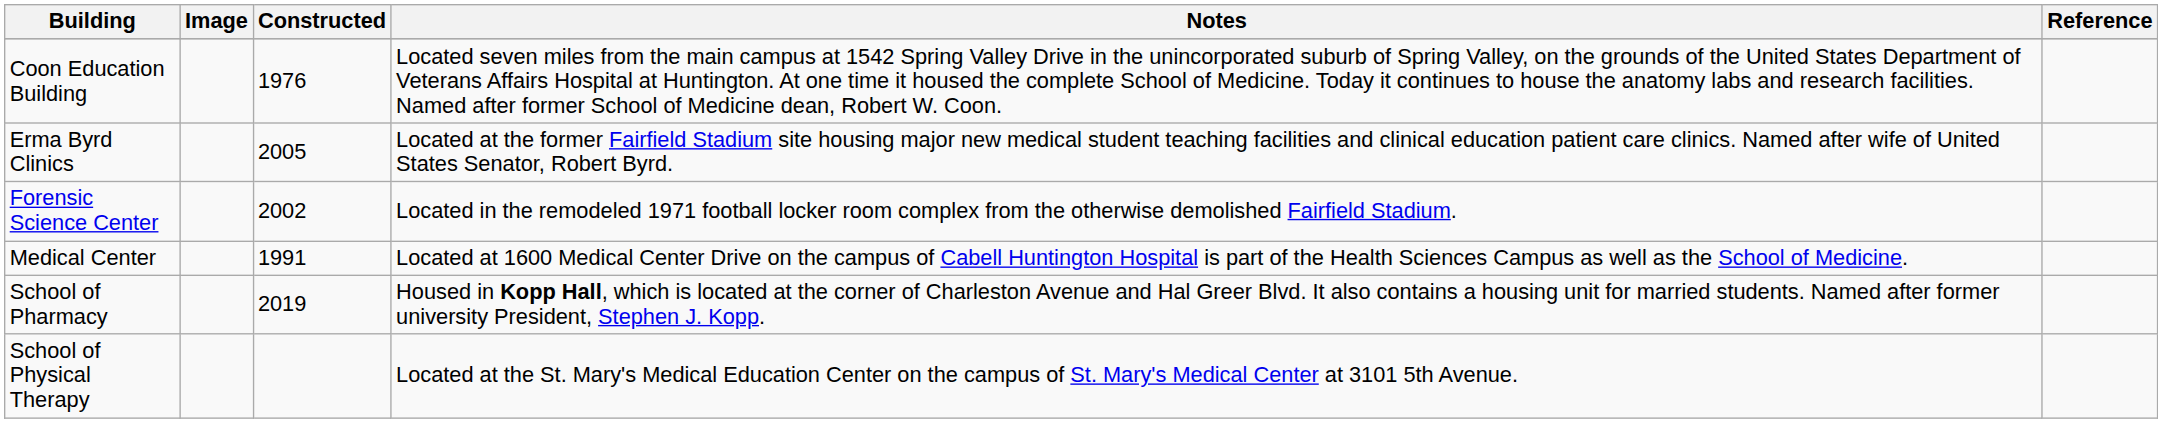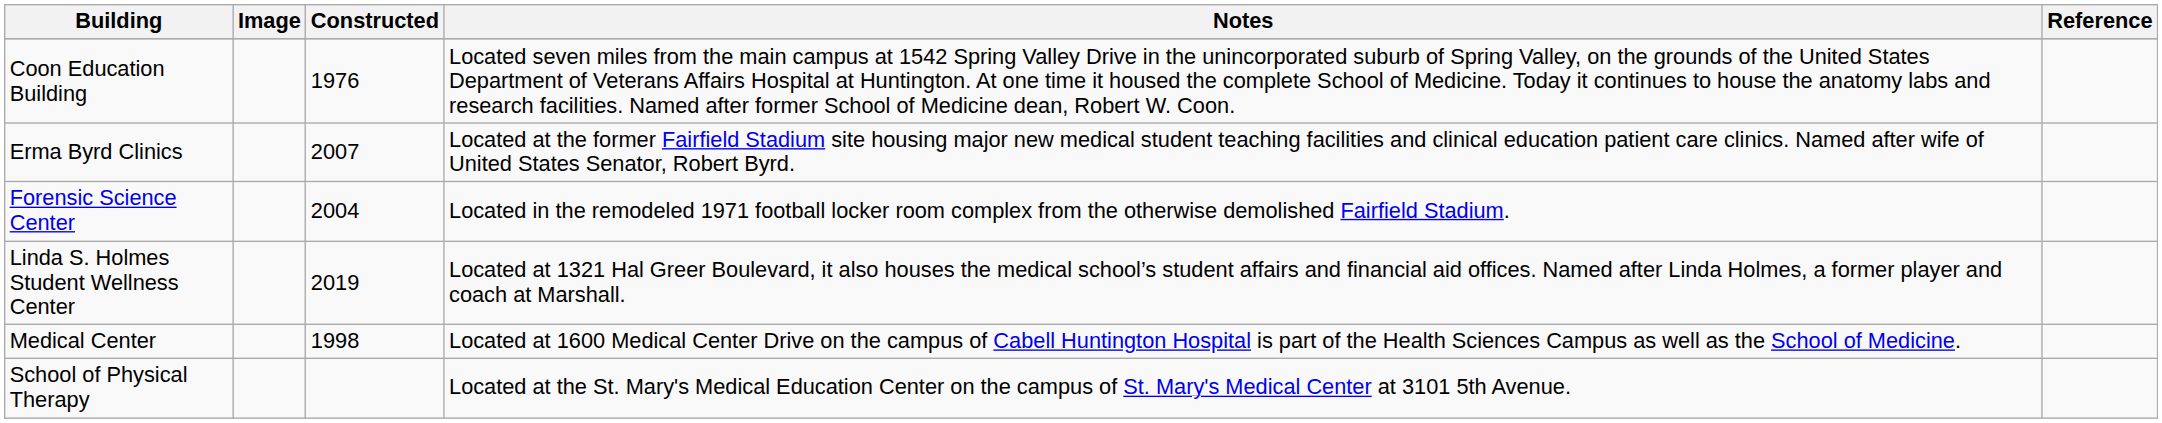(282, 151) 2005 -> (335, 151) 2007
(282, 210) 2002 -> (335, 210) 2004
+ row: (94, 282)
(282, 257) 1991 -> (335, 341) 1998
- row: (59, 304)
